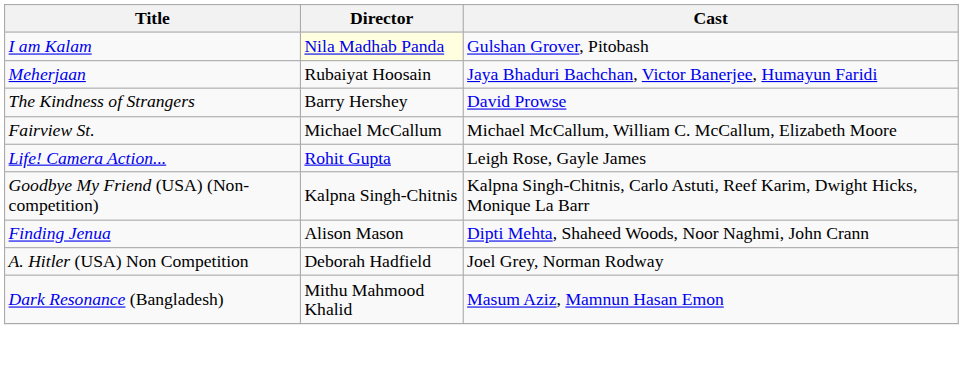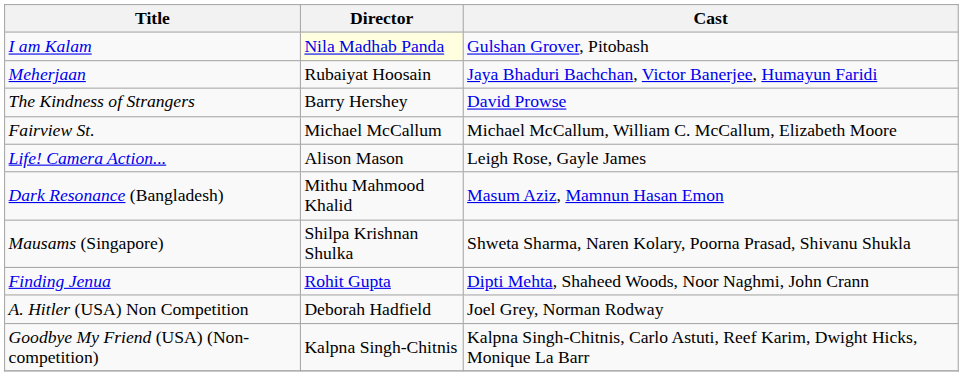(348, 158) Rohit Gupta -> (354, 158) Alison Mason
rows swapped: (116, 299) <-> (129, 195)
+ row: (86, 243)
(354, 233) Alison Mason -> (348, 281) Rohit Gupta
